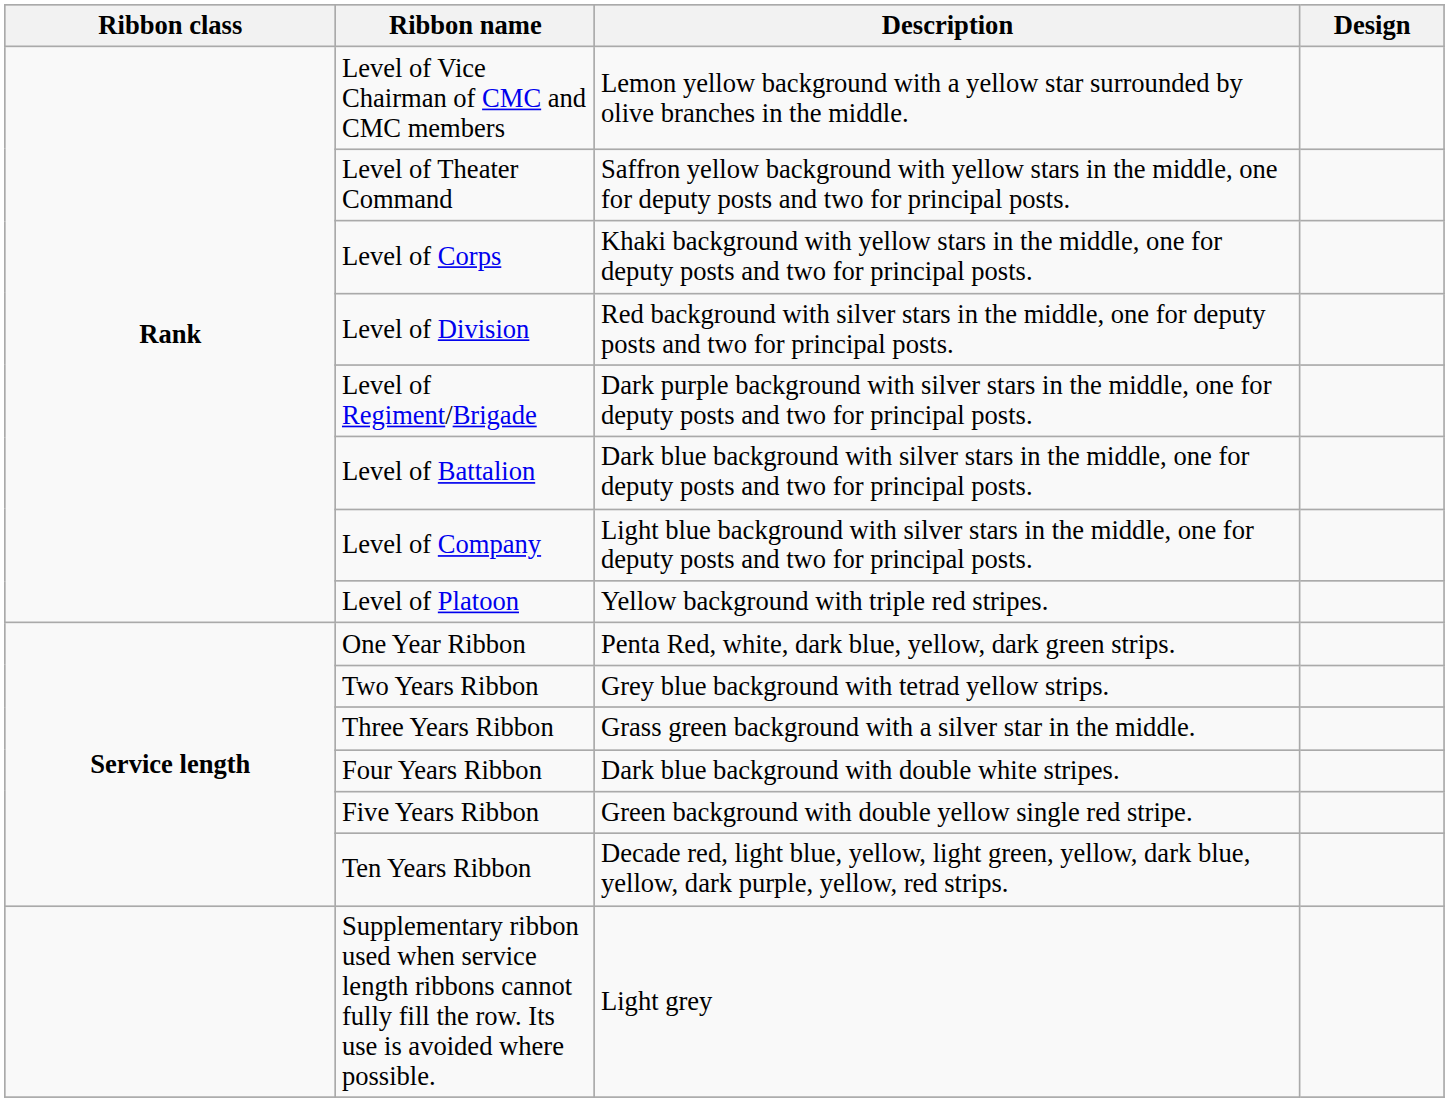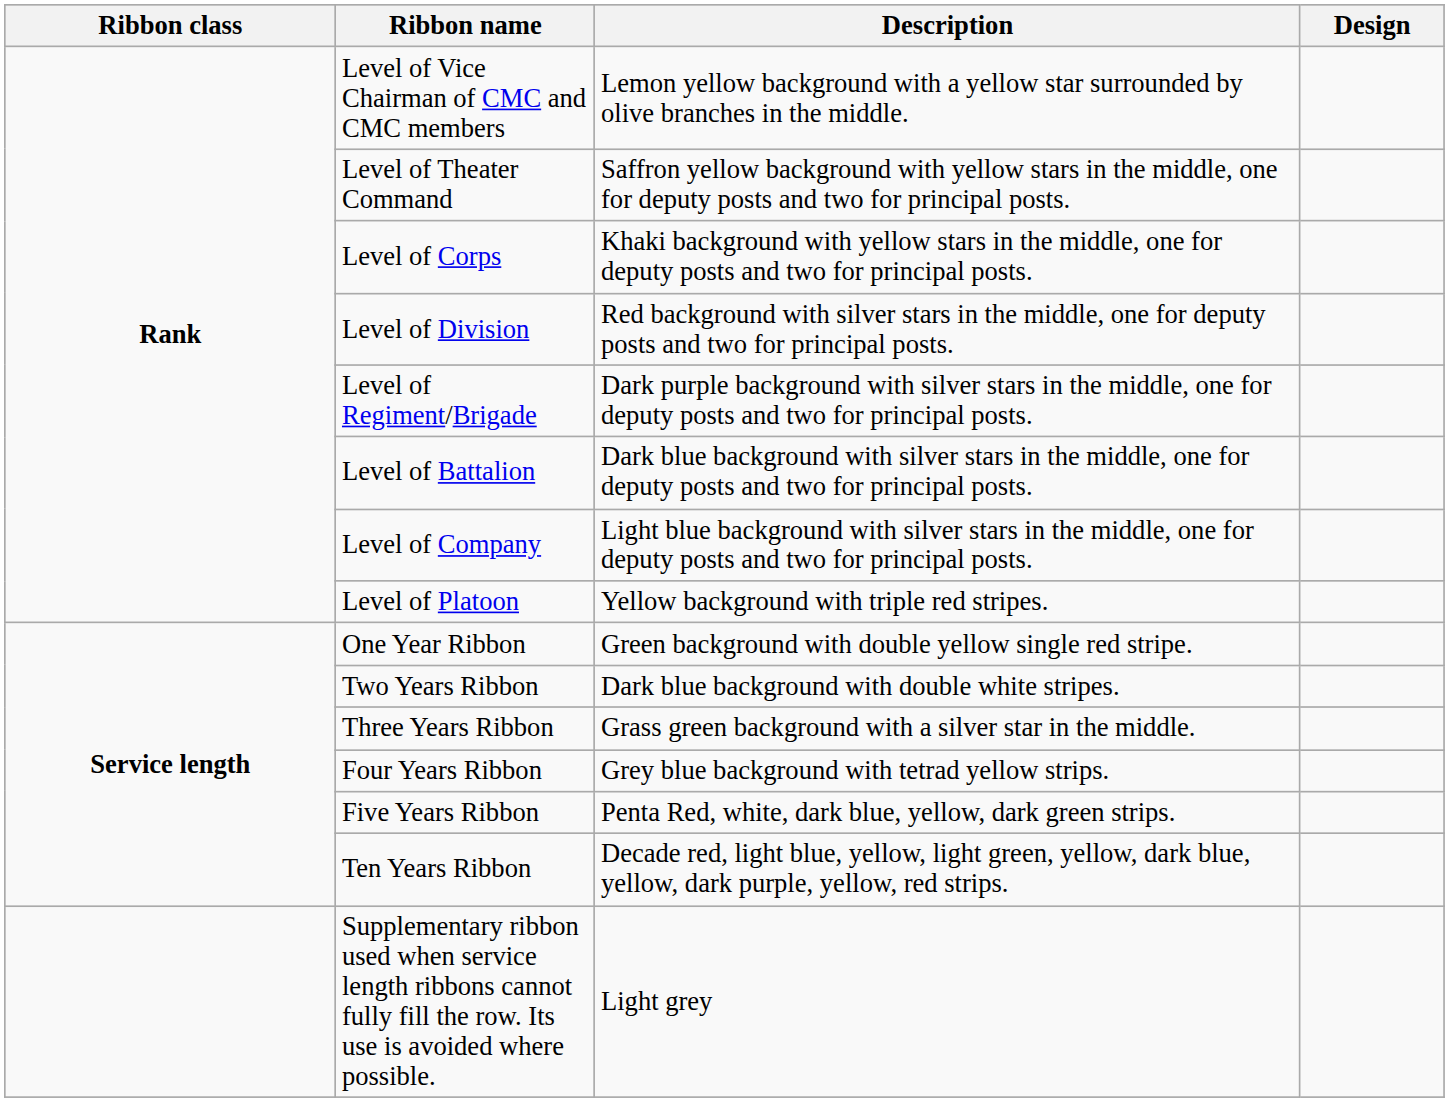(888, 643) Penta Red, white, dark blue, yellow, dark green strips. -> (897, 643) Green background with double yellow single red stripe.
(855, 685) Grey blue background with tetrad yellow strips. -> (860, 685) Dark blue background with double white stripes.
(860, 770) Dark blue background with double white stripes. -> (855, 770) Grey blue background with tetrad yellow strips.
(897, 812) Green background with double yellow single red stripe. -> (888, 812) Penta Red, white, dark blue, yellow, dark green strips.
